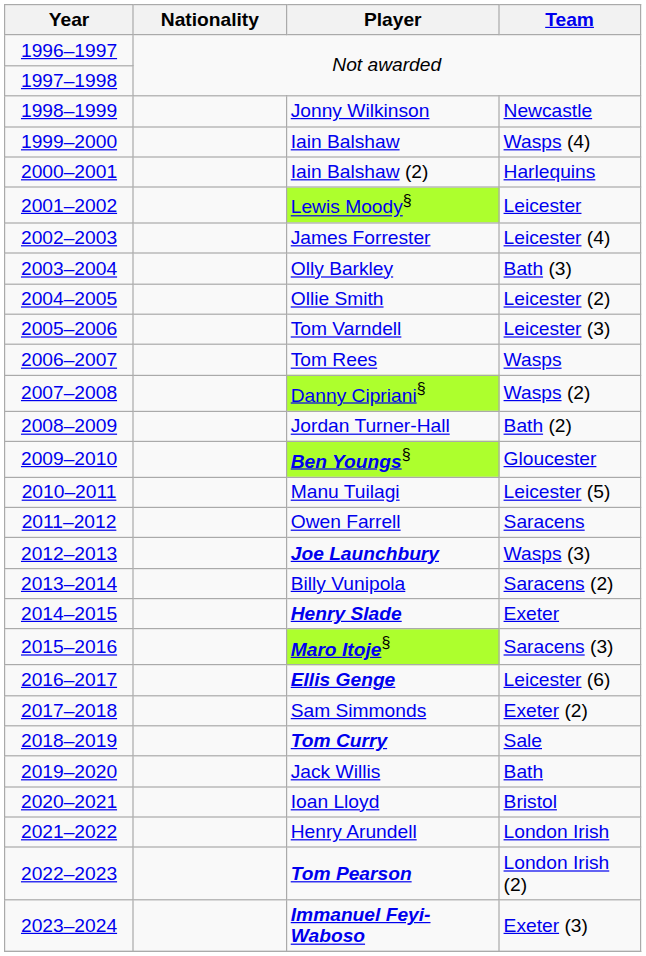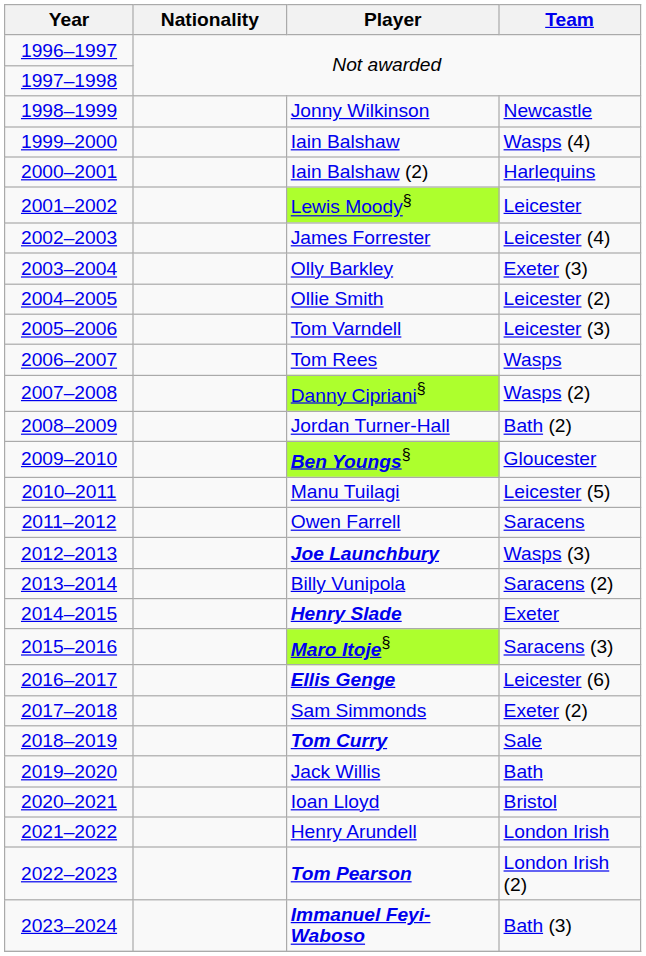(538, 268) Bath (3) -> (546, 268) Exeter (3)
(546, 925) Exeter (3) -> (538, 925) Bath (3)
